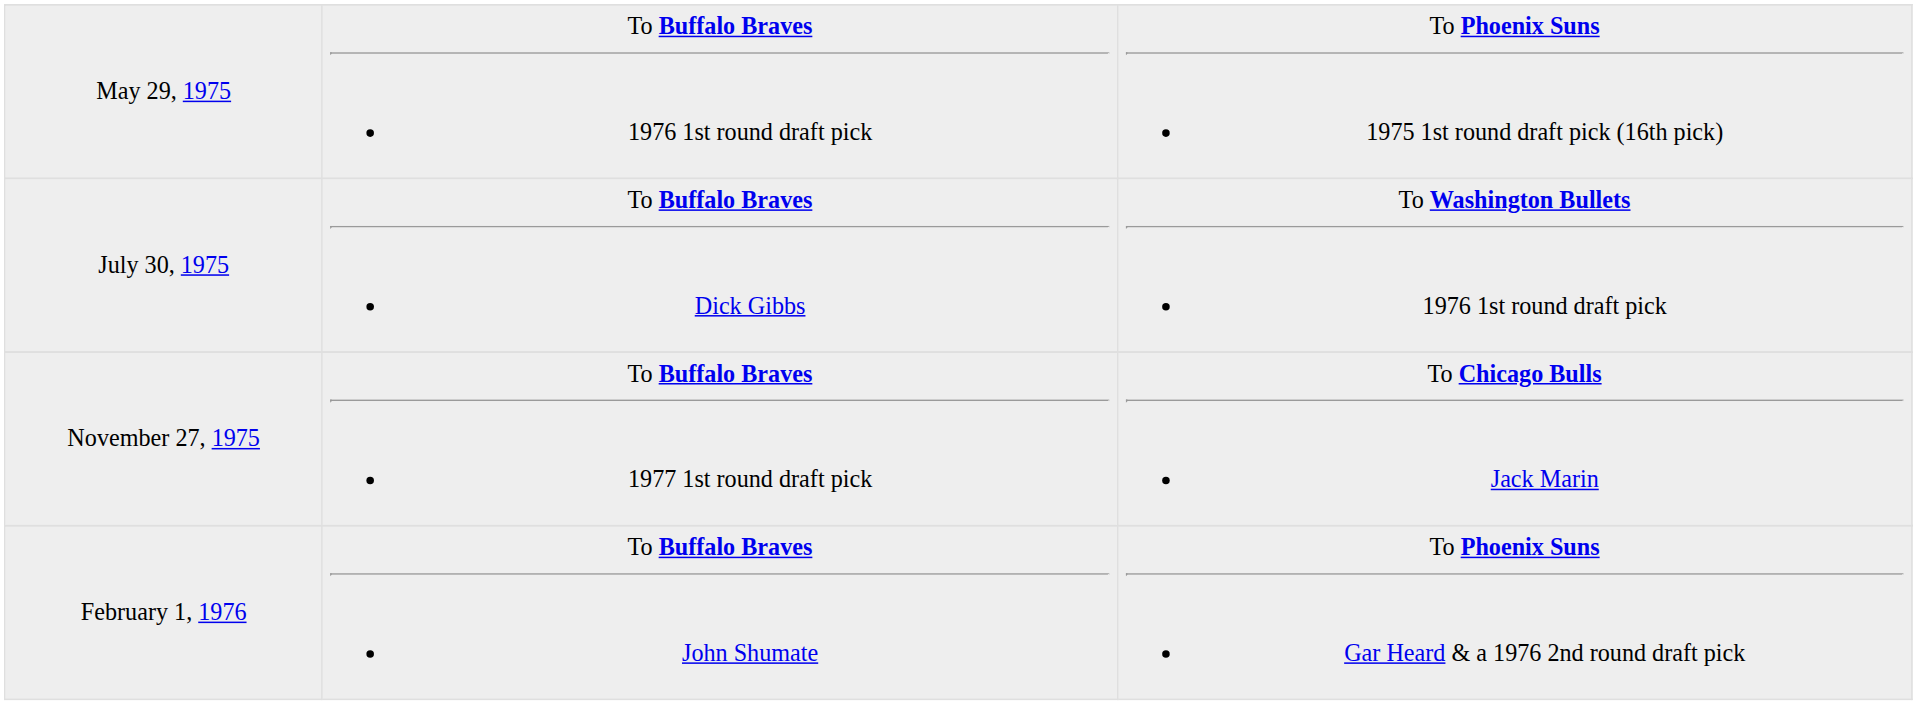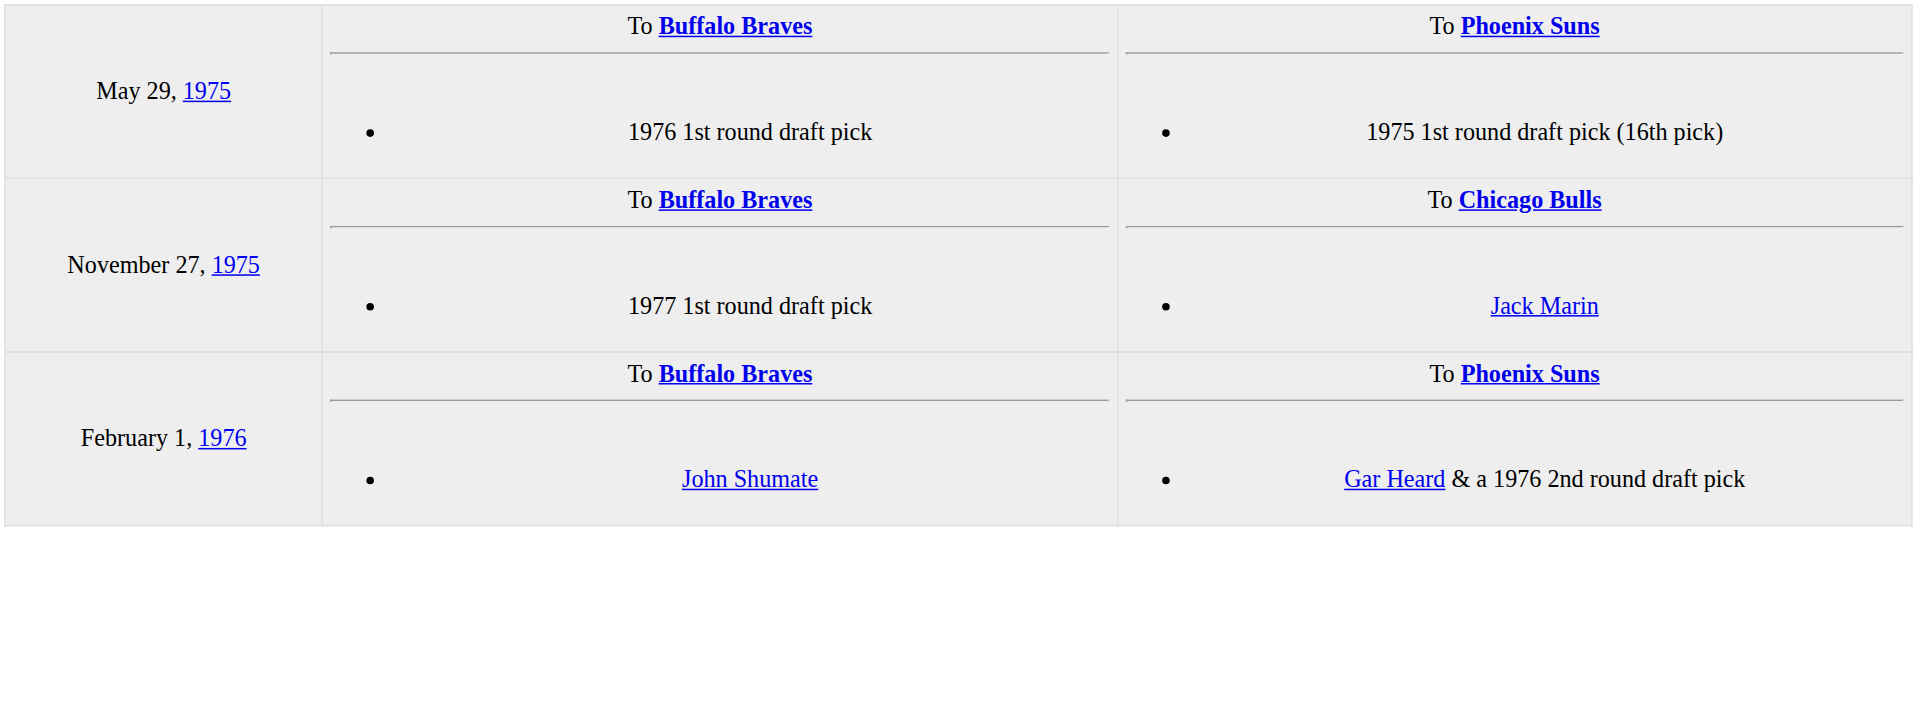- row: (164, 264)
